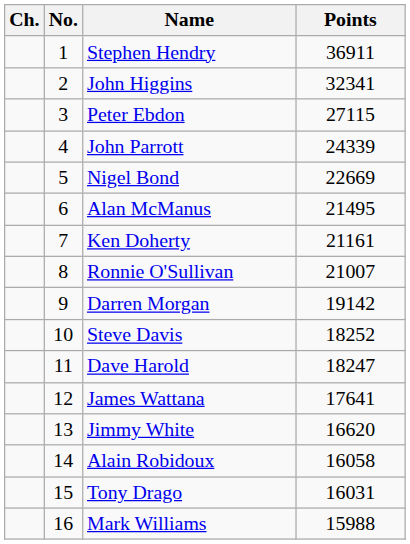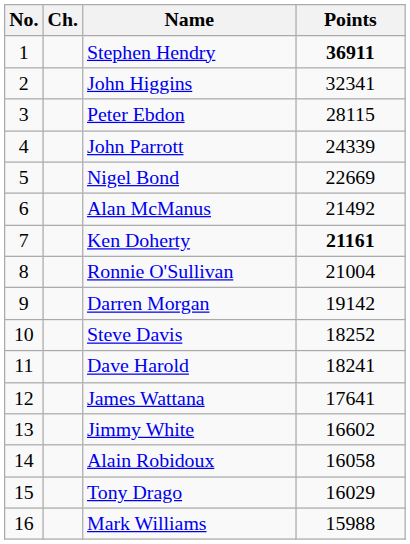columns swapped: (63, 20) <-> (24, 20)
(350, 51) normal -> (350, 51) bold
(350, 114) 27115 -> (350, 114) 28115
(350, 209) 21495 -> (350, 209) 21492
(350, 240) normal -> (350, 240) bold
(350, 271) 21007 -> (350, 271) 21004
(350, 366) 18247 -> (350, 366) 18241
(350, 429) 16620 -> (350, 429) 16602
(350, 492) 16031 -> (350, 492) 16029
